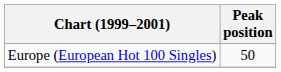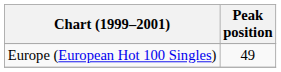(248, 55) 50 -> (248, 55) 49
